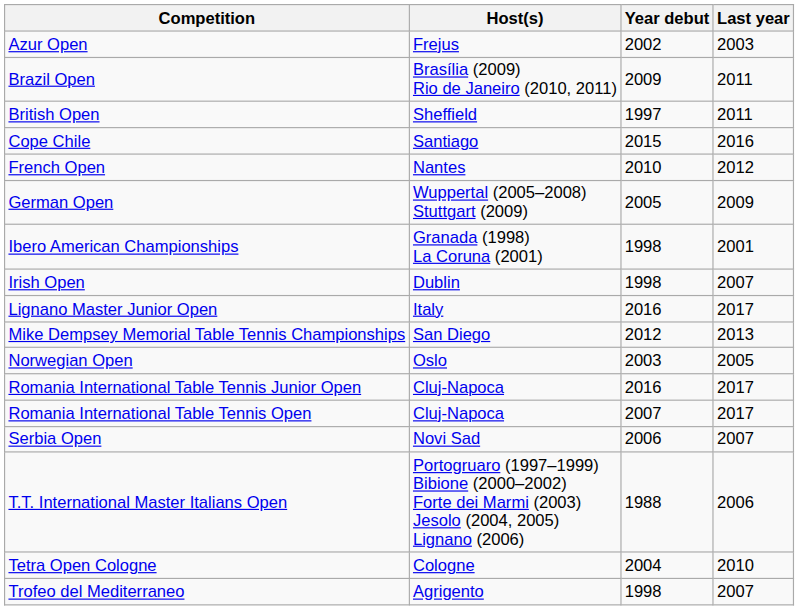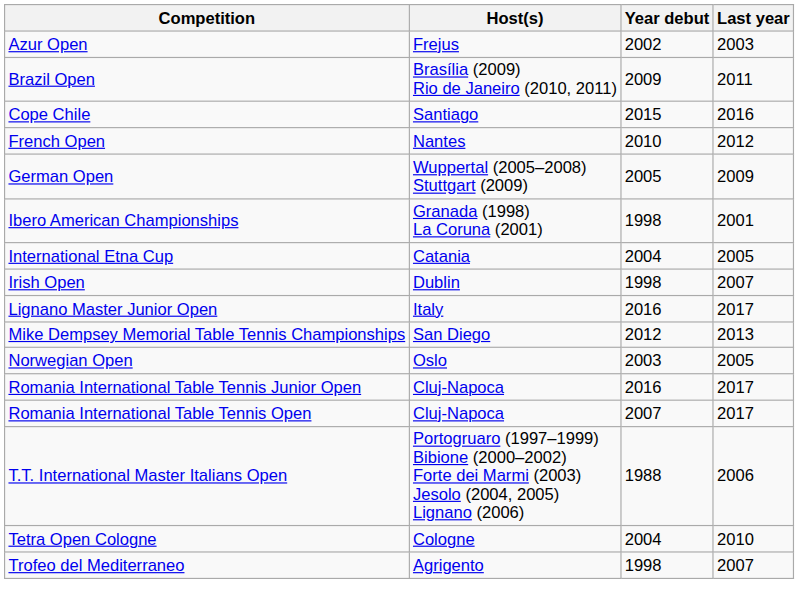- row: (54, 115)
+ row: (91, 256)
- row: (55, 440)
